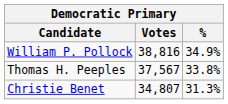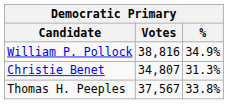rows swapped: (66, 70) <-> (56, 89)
